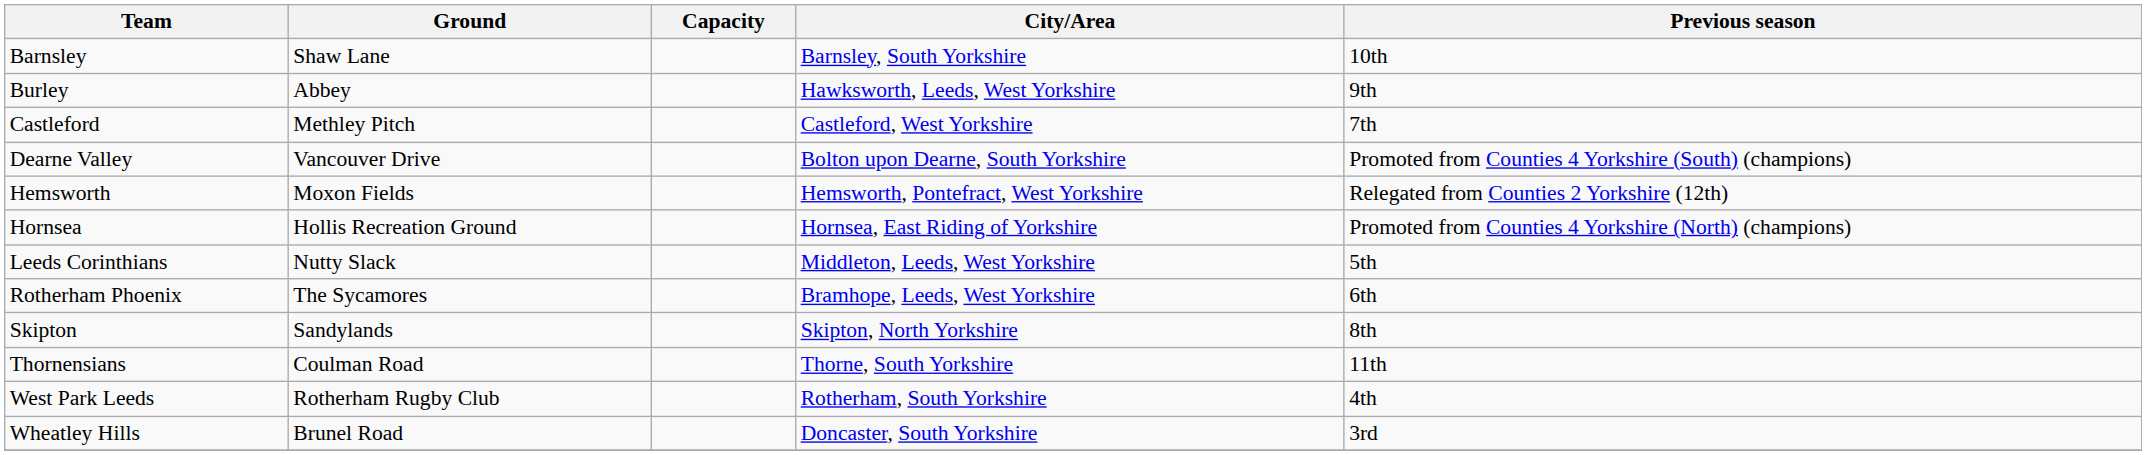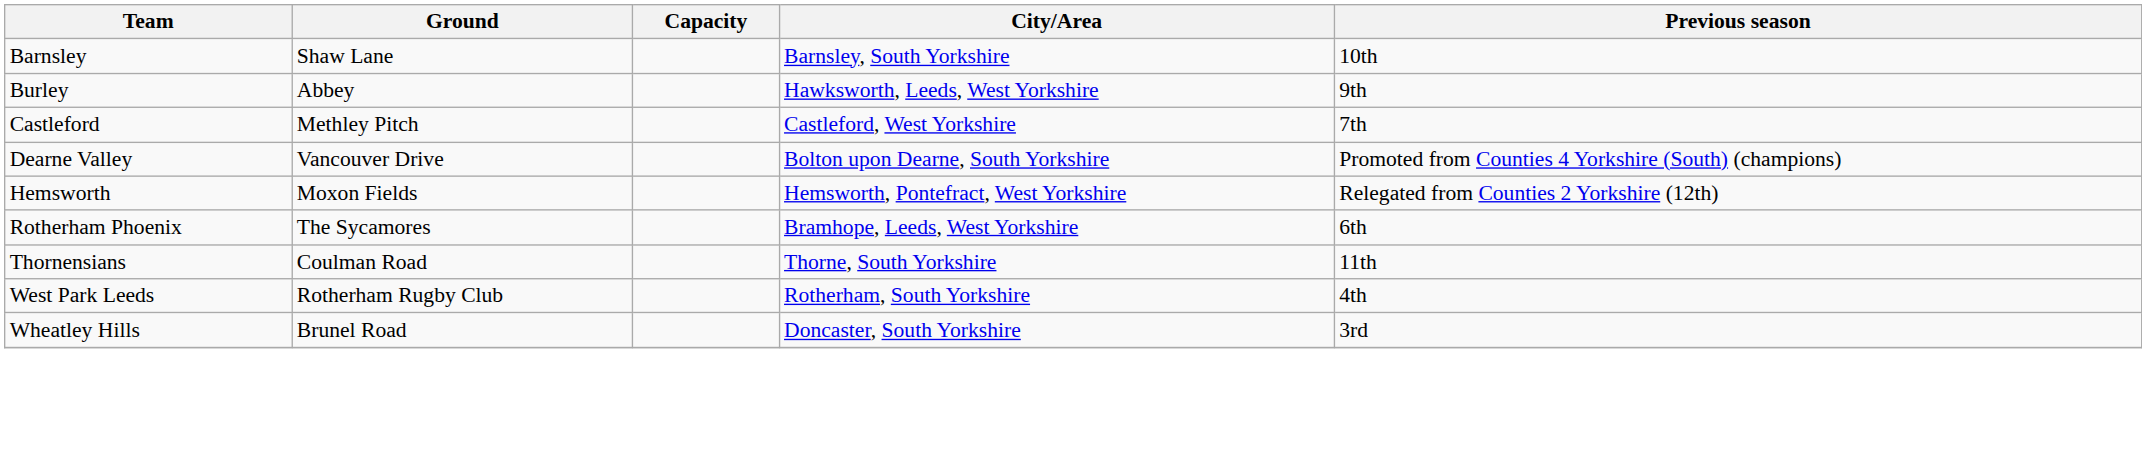- row: (46, 227)
- row: (89, 261)
- row: (43, 329)
